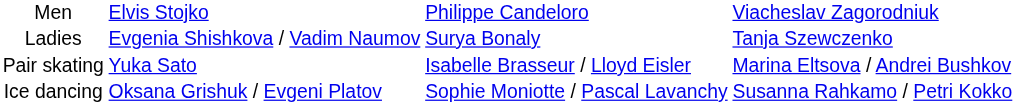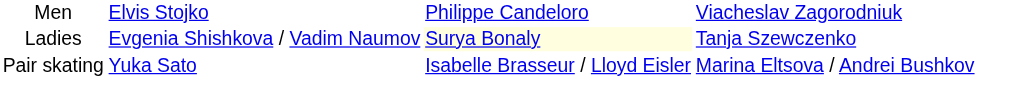(483, 39) no background -> (483, 39) lightyellow background
- row: (53, 92)
